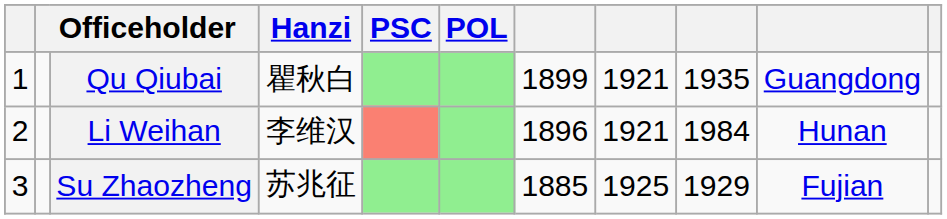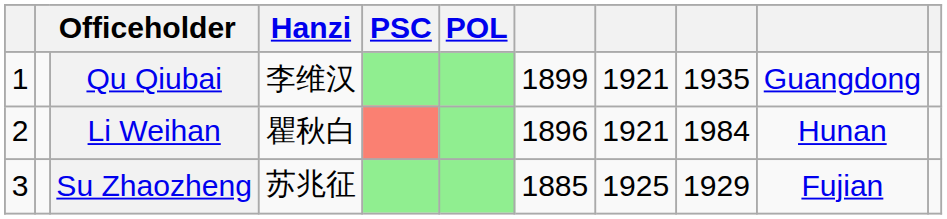(311, 77) 瞿秋白 -> (311, 77) 李维汉
(311, 131) 李维汉 -> (311, 131) 瞿秋白
